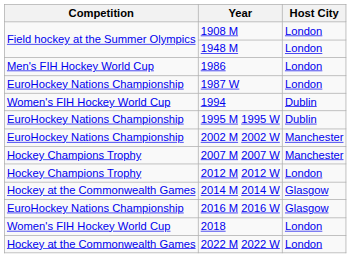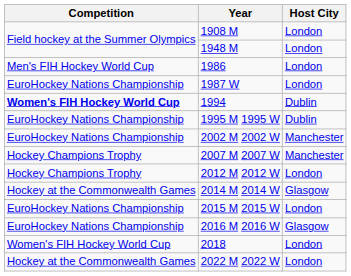(89, 102) normal -> (93, 102) bold
+ row: (240, 208)
